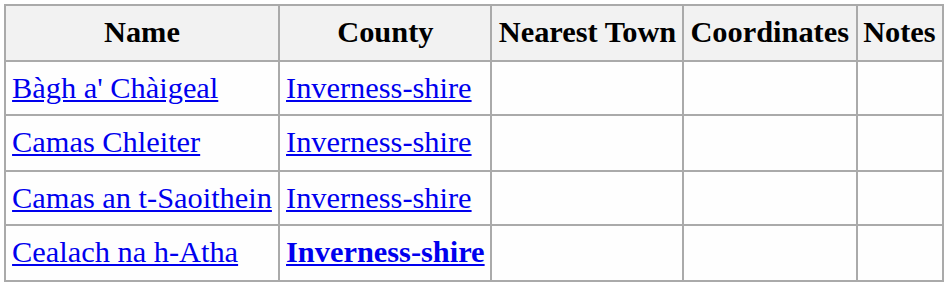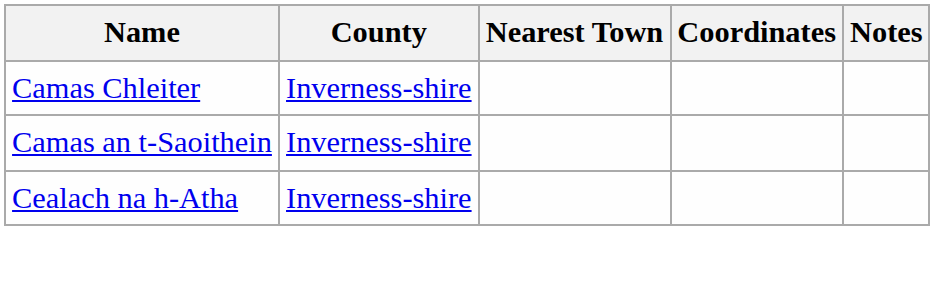- row: (115, 86)
(385, 252) bold -> (379, 197) normal
